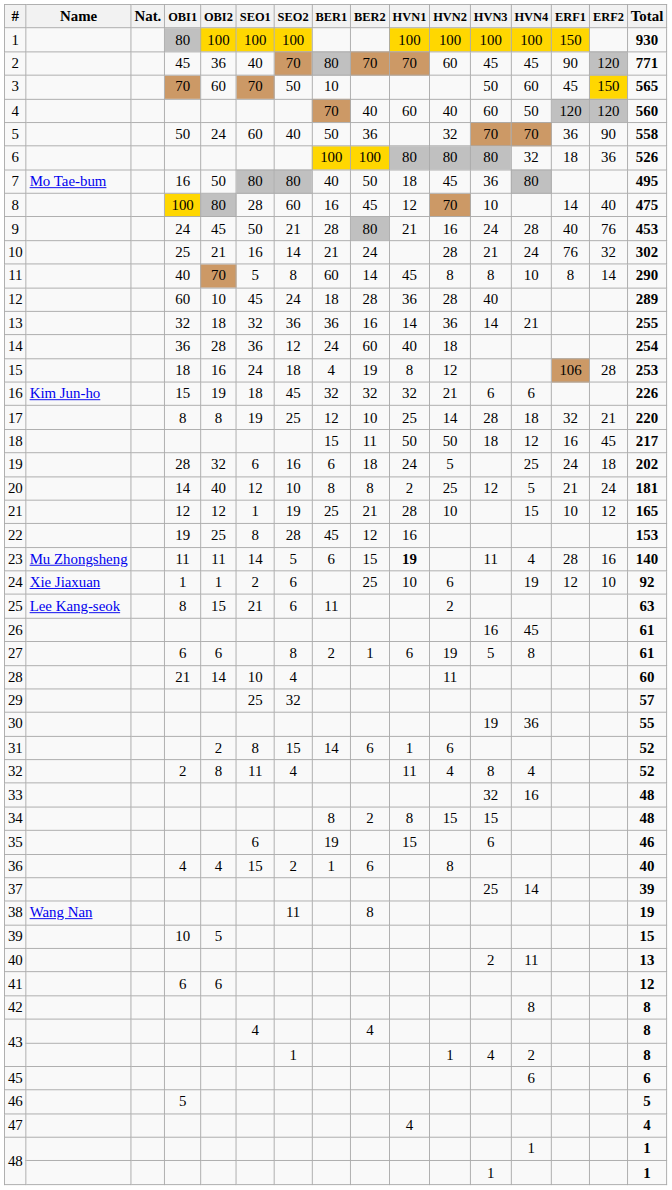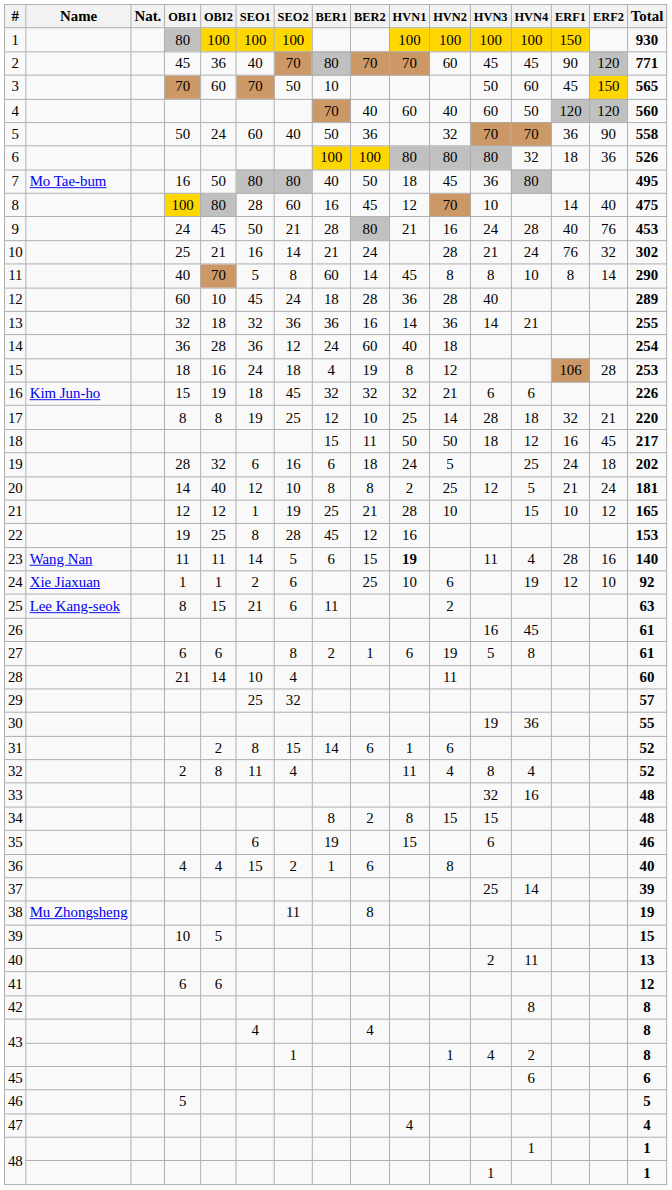(79, 559) Mu Zhongsheng -> (61, 559) Wang Nan
(61, 913) Wang Nan -> (79, 913) Mu Zhongsheng
